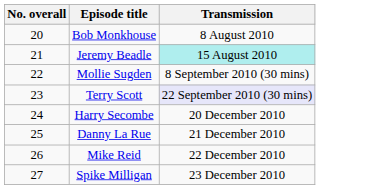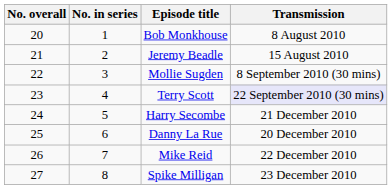+ column: (105, 14)
(237, 54) paleturquoise background -> (308, 54) no background
(237, 114) 20 December 2010 -> (308, 114) 21 December 2010
(237, 134) 21 December 2010 -> (308, 134) 20 December 2010
